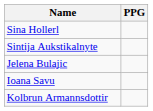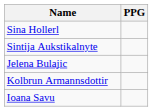rows swapped: (57, 98) <-> (31, 81)
